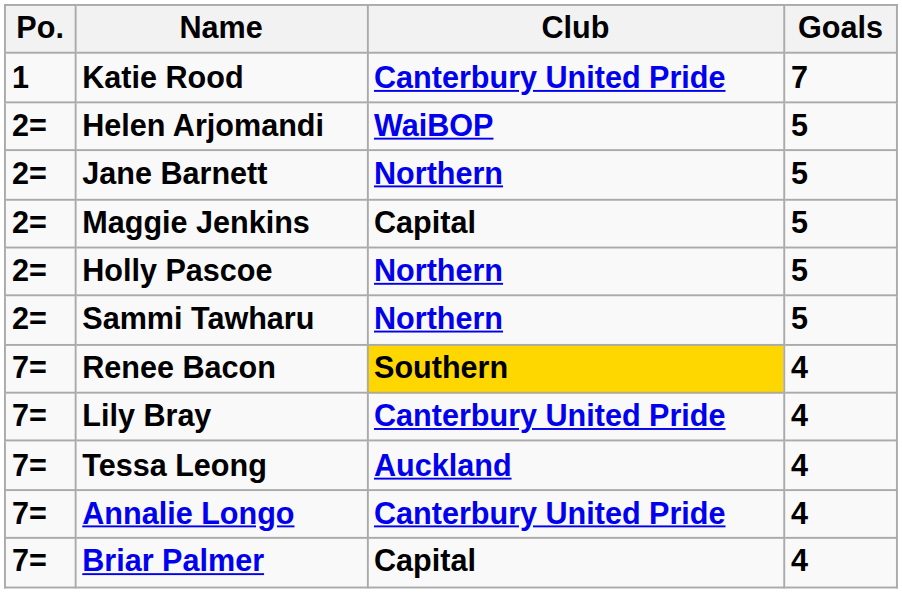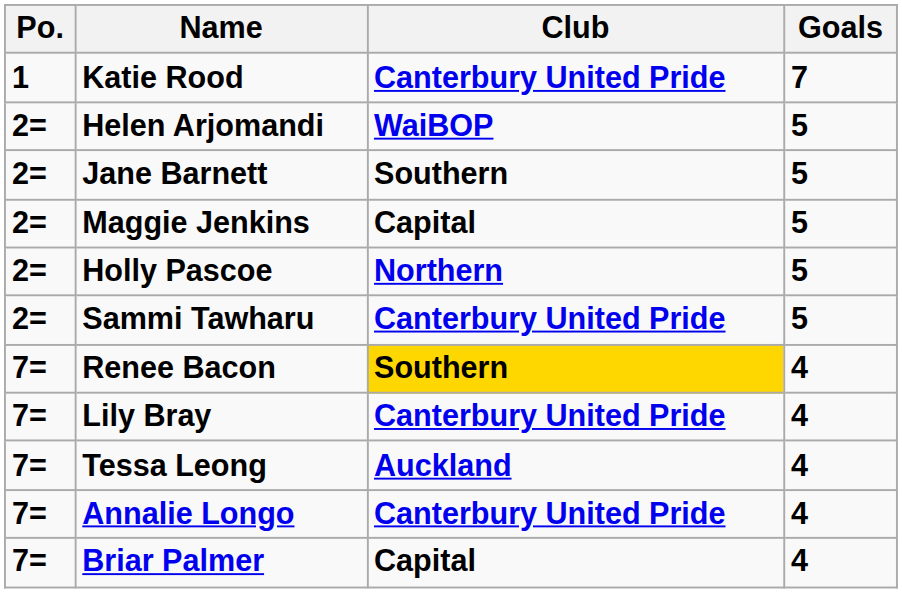(439, 174) Northern -> (441, 174) Southern
(439, 319) Northern -> (550, 319) Canterbury United Pride
